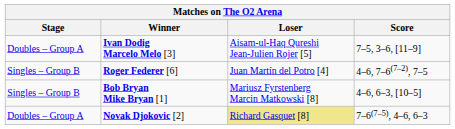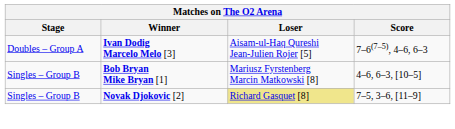(389, 48) 7–5, 3–6, [11–9] -> (392, 48) 7–6(7–5), 4–6, 6–3
- row: (140, 70)
(45, 115) Doubles – Group A -> (43, 96) Singles – Group B
(392, 115) 7–6(7–5), 4–6, 6–3 -> (389, 96) 7–5, 3–6, [11–9]
